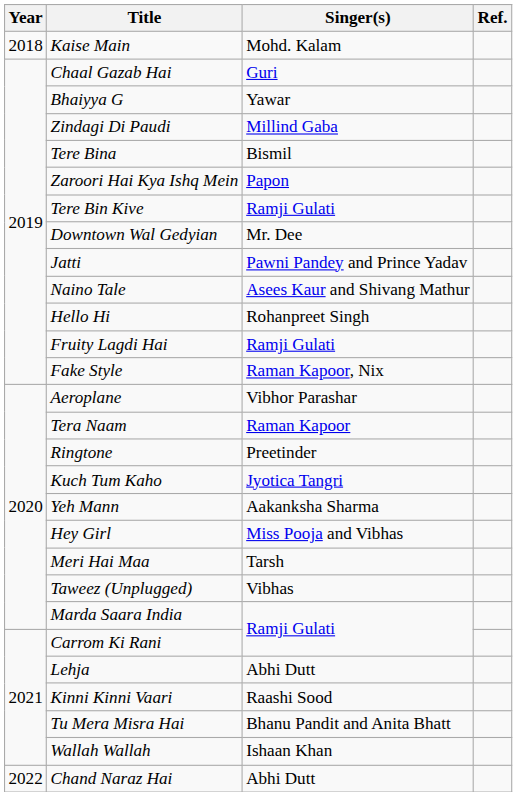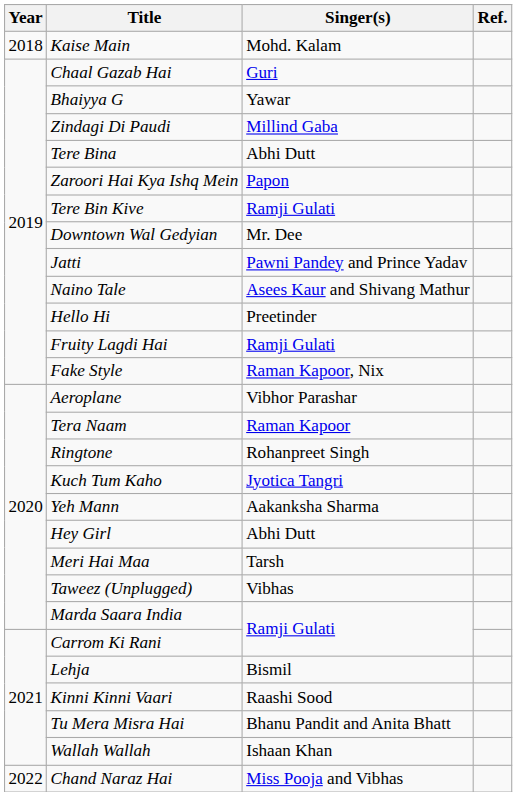(269, 153) Bismil -> (281, 153) Abhi Dutt
(308, 316) Rohanpreet Singh -> (281, 316) Preetinder
(281, 452) Preetinder -> (308, 452) Rohanpreet Singh
(325, 533) Miss Pooja and Vibhas -> (281, 533) Abhi Dutt
(281, 669) Abhi Dutt -> (269, 669) Bismil
(281, 778) Abhi Dutt -> (325, 778) Miss Pooja and Vibhas
